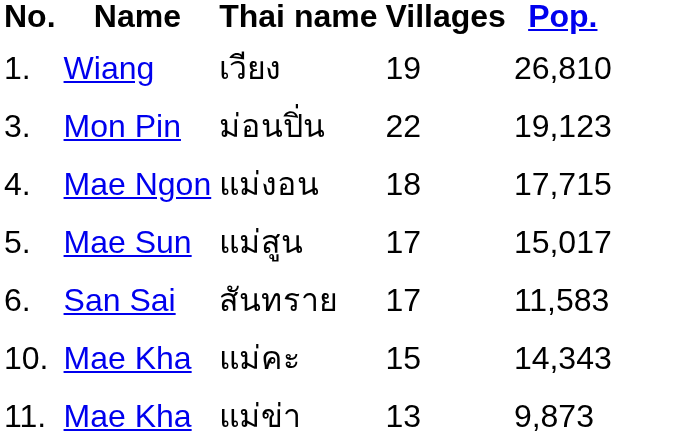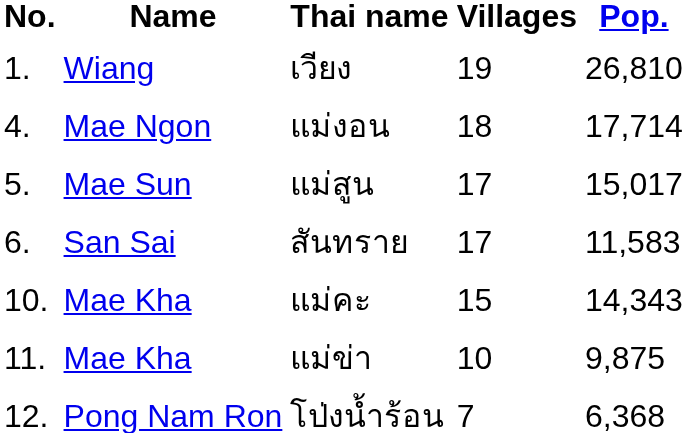- row: (272, 126)
(563, 183) 17,715 -> (634, 125) 17,714
(403, 415) 13 -> (474, 357) 10
(554, 415) 9,873 -> (625, 357) 9,875
+ row: (367, 416)
